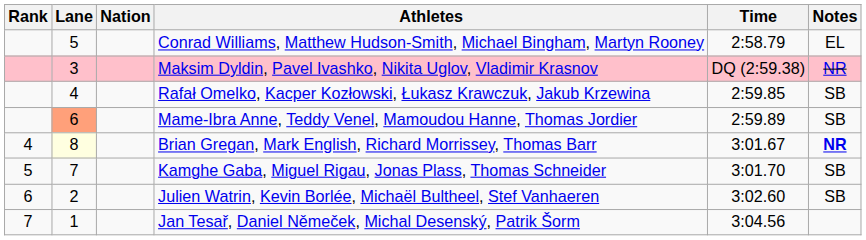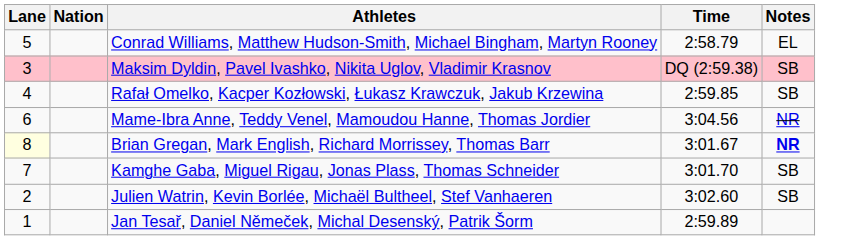- column: (28, 17)
(835, 68) NR -> (788, 68) SB
(74, 119) lightsalmon background -> (27, 119) no background
(758, 119) 2:59.89 -> (711, 119) 3:04.56
(835, 119) SB -> (788, 119) NR
(758, 222) 3:04.56 -> (711, 222) 2:59.89
